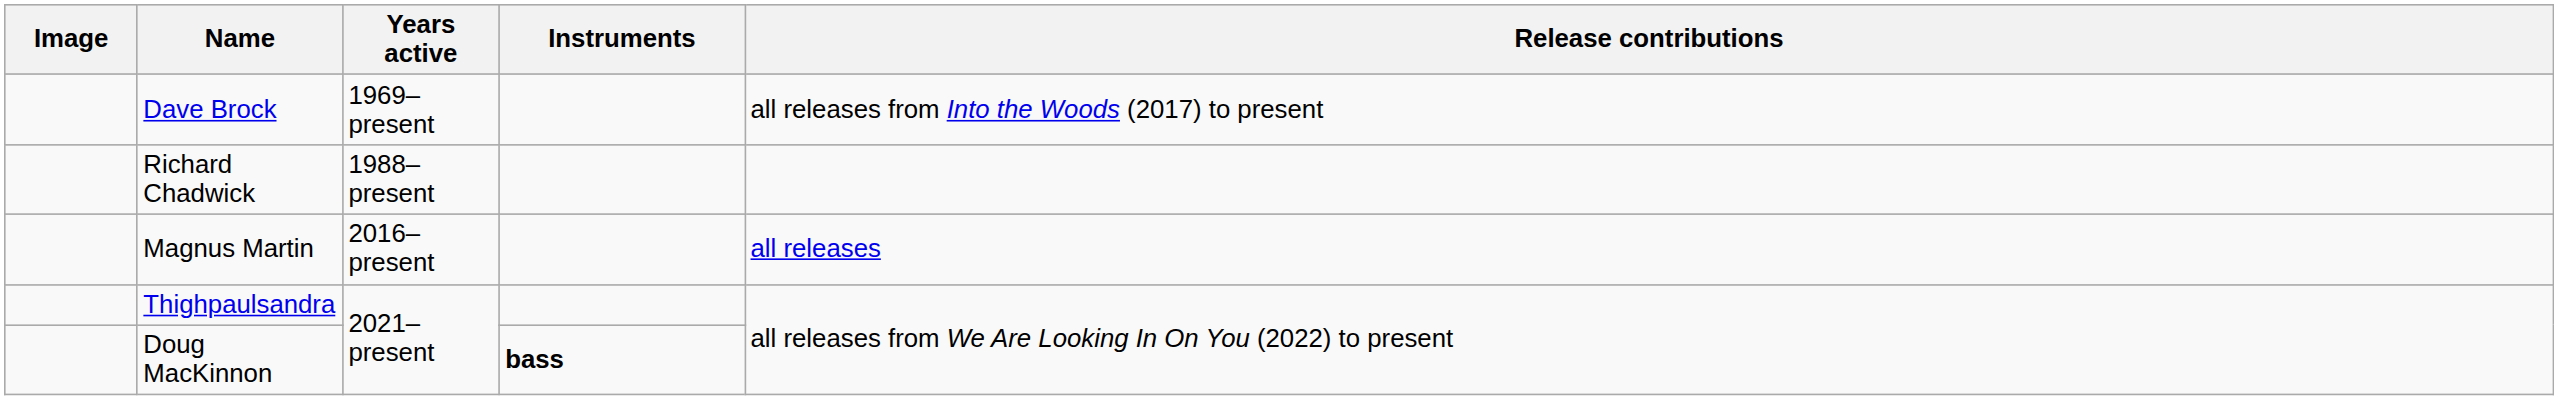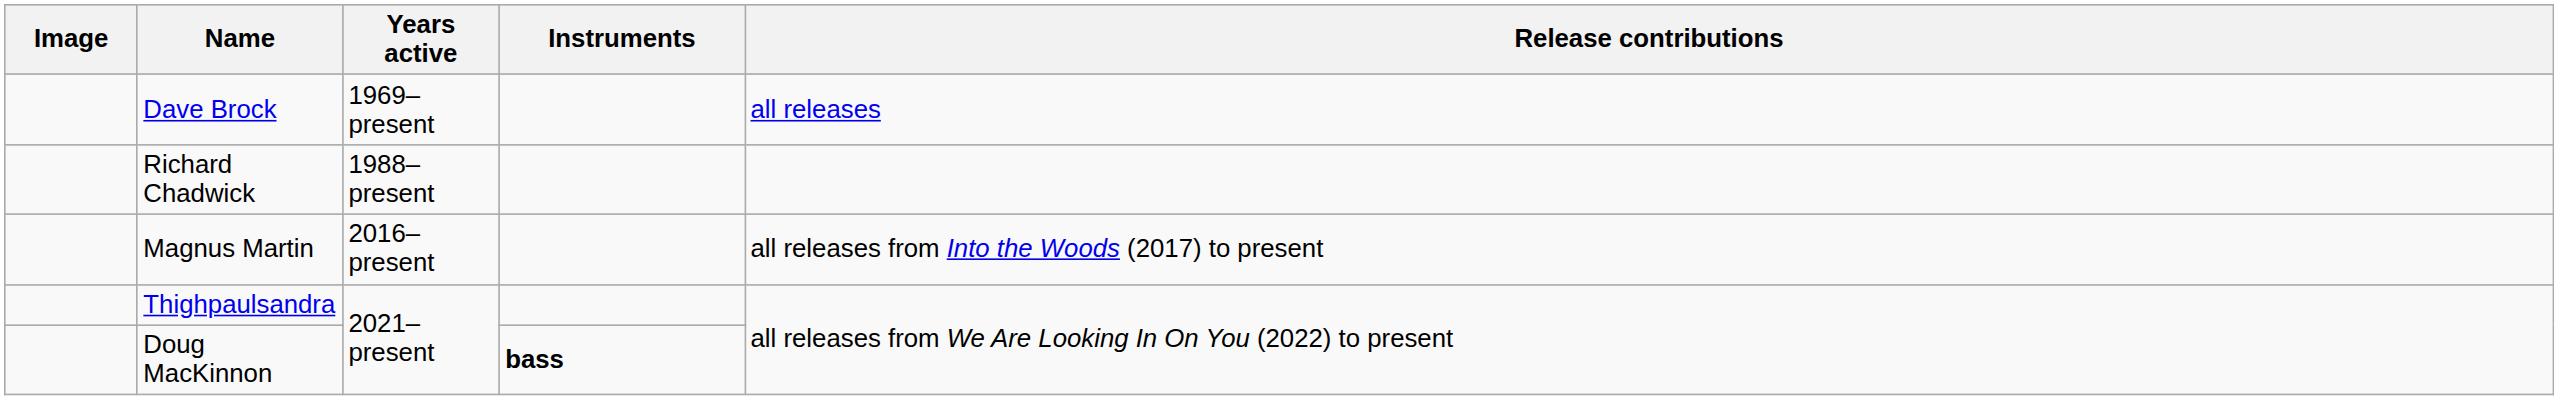(1037, 109) all releases from Into the Woods (2017) to present -> (816, 109) all releases
(816, 248) all releases -> (1037, 248) all releases from Into the Woods (2017) to present
